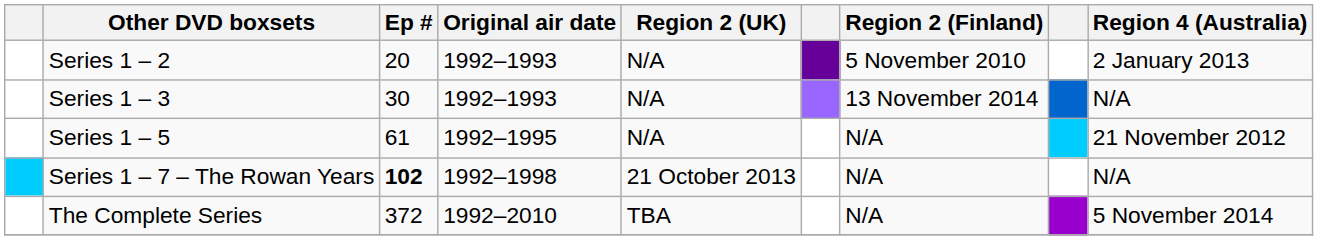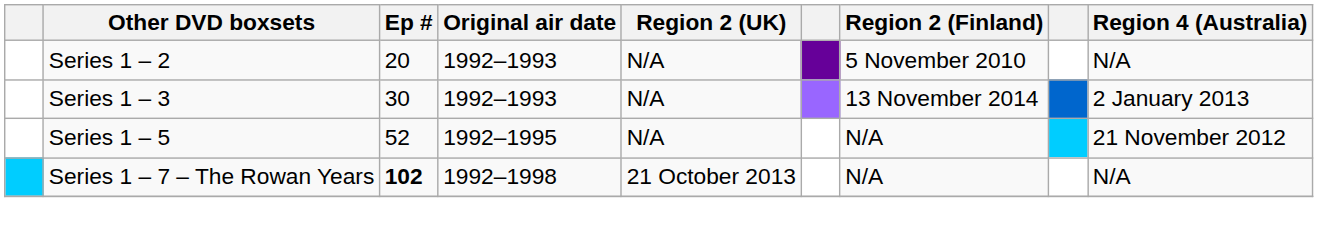(1171, 59) 2 January 2013 -> (1112, 59) N/A
(1112, 98) N/A -> (1171, 98) 2 January 2013
(397, 137) 61 -> (397, 137) 52
- row: (156, 215)
